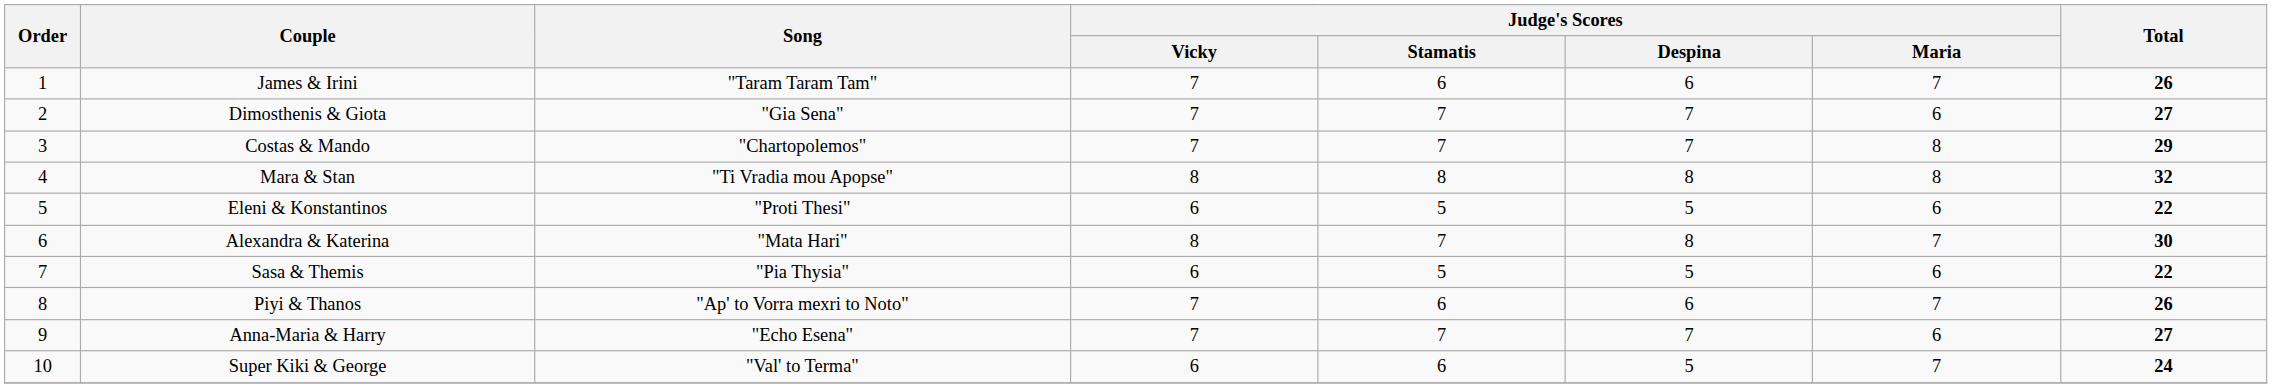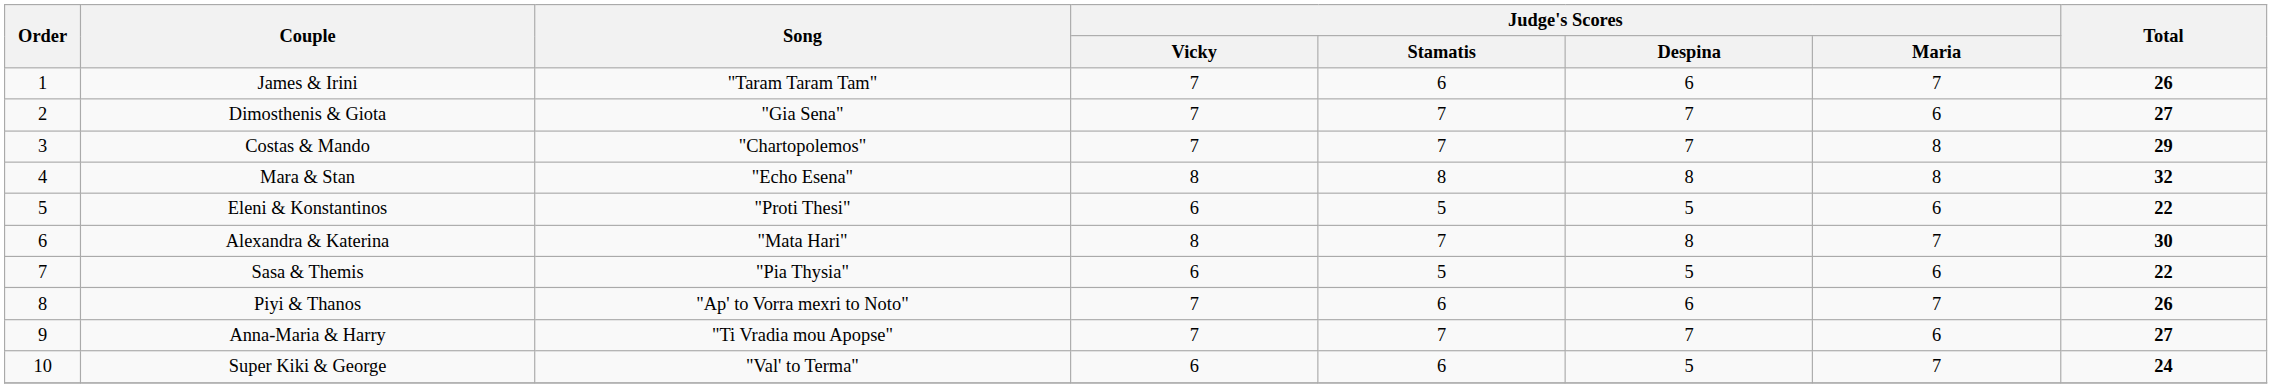(802, 177) "Ti Vradia mou Apopse" -> (802, 177) "Echo Esena"
(802, 335) "Echo Esena" -> (802, 335) "Ti Vradia mou Apopse"
